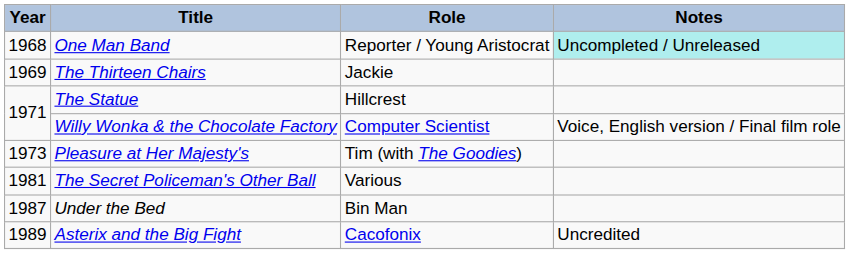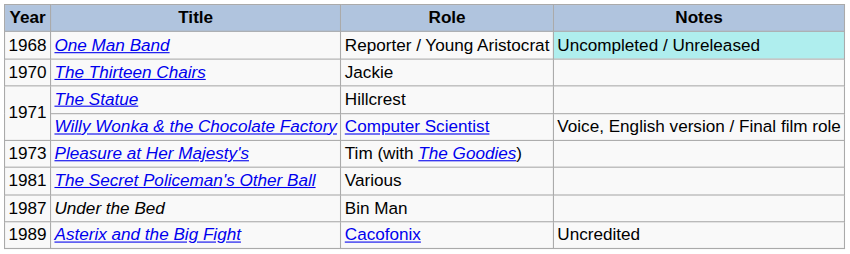(28, 72) 1969 -> (28, 72) 1970
